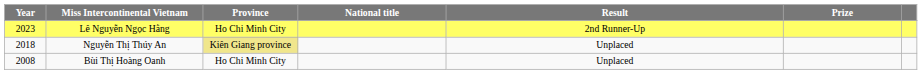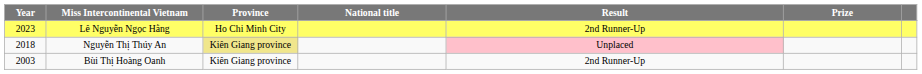(615, 45) no background -> (615, 45) pink background
(25, 61) 2008 -> (25, 61) 2003
(250, 61) Ho Chi Minh City -> (250, 61) Kiên Giang province
(615, 61) Unplaced -> (615, 61) 2nd Runner-Up
